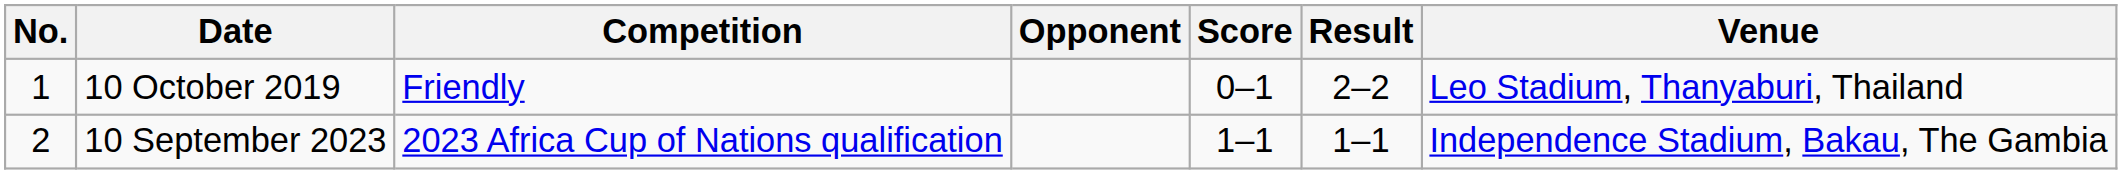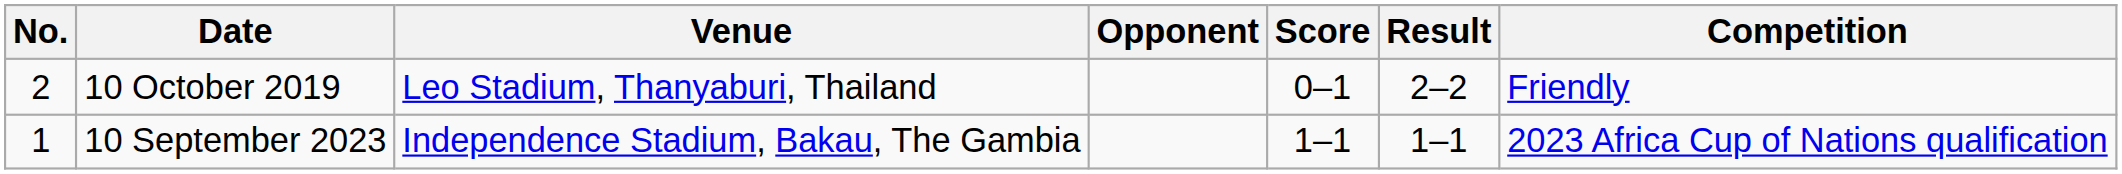columns swapped: (1769, 31) <-> (703, 31)
(41, 86) 1 -> (41, 86) 2
(41, 140) 2 -> (41, 140) 1
